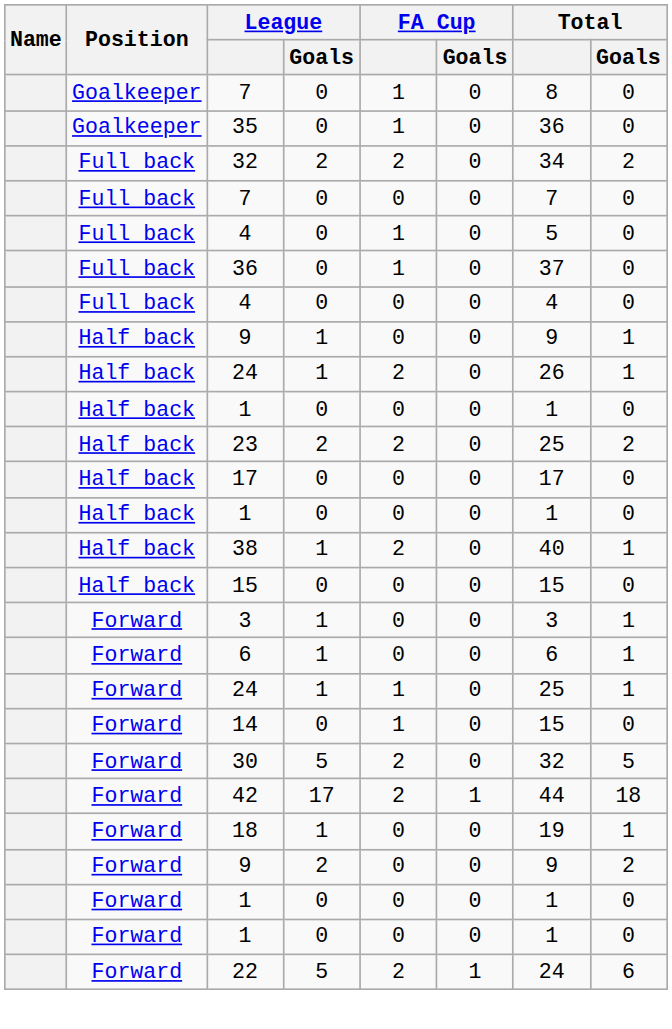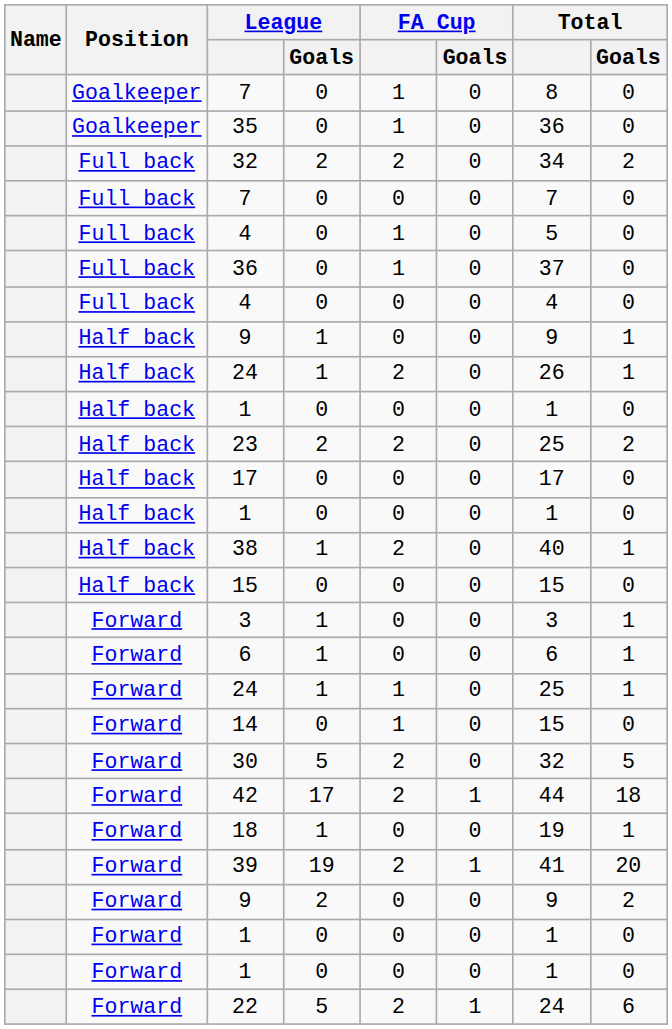+ row: (137, 867)
